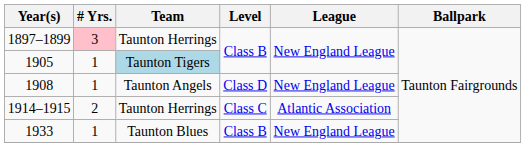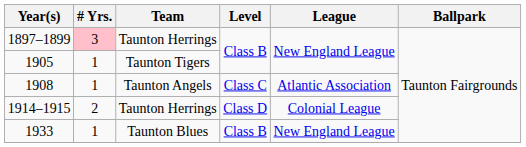(168, 62) lightblue background -> (168, 62) no background
(245, 85) Class D -> (245, 85) Class C
(334, 85) New England League -> (334, 85) Atlantic Association
(245, 108) Class C -> (245, 108) Class D
(334, 108) Atlantic Association -> (334, 108) Colonial League
